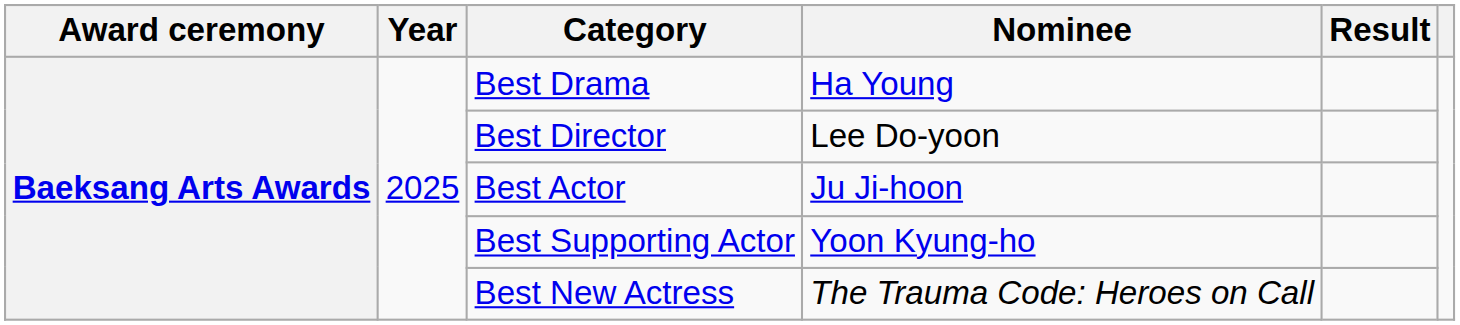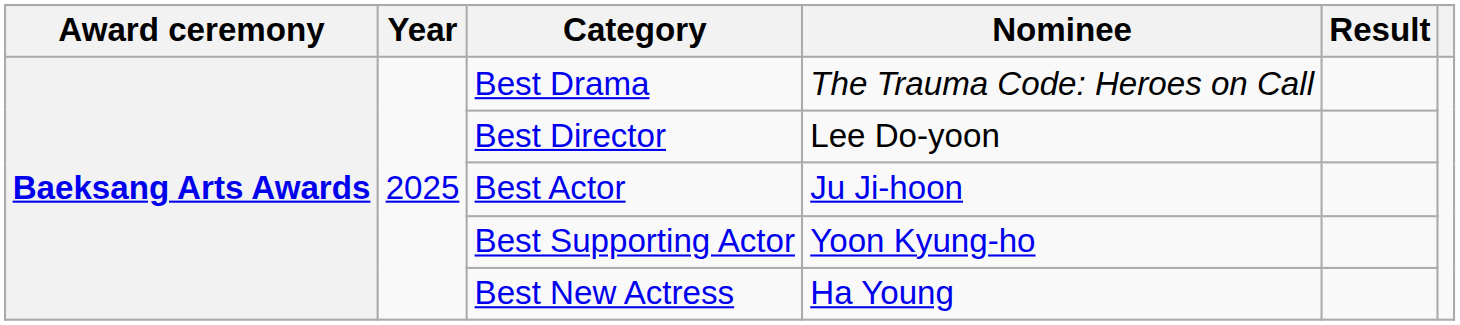(882, 83) Ha Young -> (1062, 83) The Trauma Code: Heroes on Call
(1062, 293) The Trauma Code: Heroes on Call -> (882, 293) Ha Young
